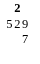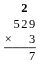+ row: (8, 39)
